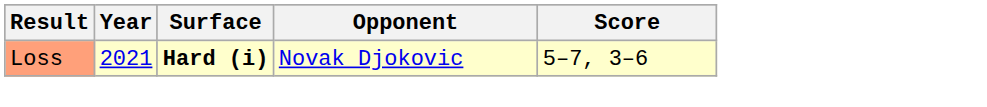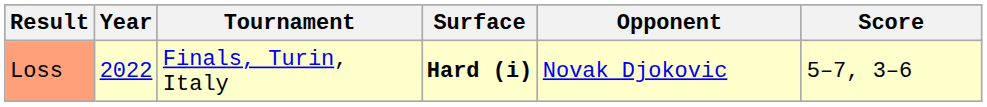+ column: (290, 23)
(126, 59) 2021 -> (126, 71) 2022
